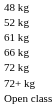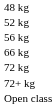+ row: (16, 37)
- row: (16, 37)
